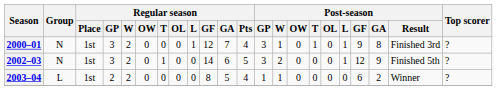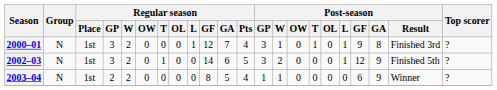(60, 77) L -> (60, 77) N
(379, 77) 2 -> (379, 77) 9
